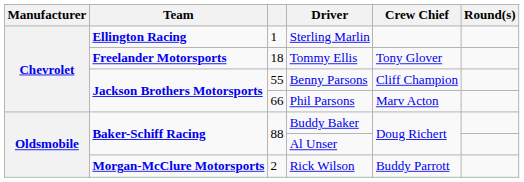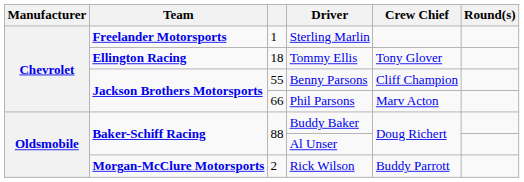(139, 37) Ellington Racing -> (159, 37) Freelander Motorsports
(159, 58) Freelander Motorsports -> (139, 58) Ellington Racing
